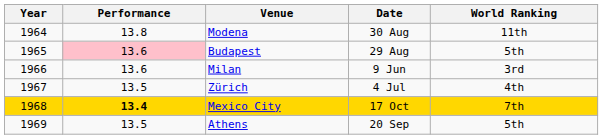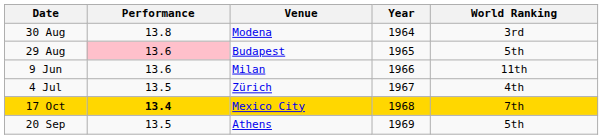columns swapped: (34, 13) <-> (389, 13)
(514, 32) 11th -> (514, 32) 3rd
(514, 69) 3rd -> (514, 69) 11th
